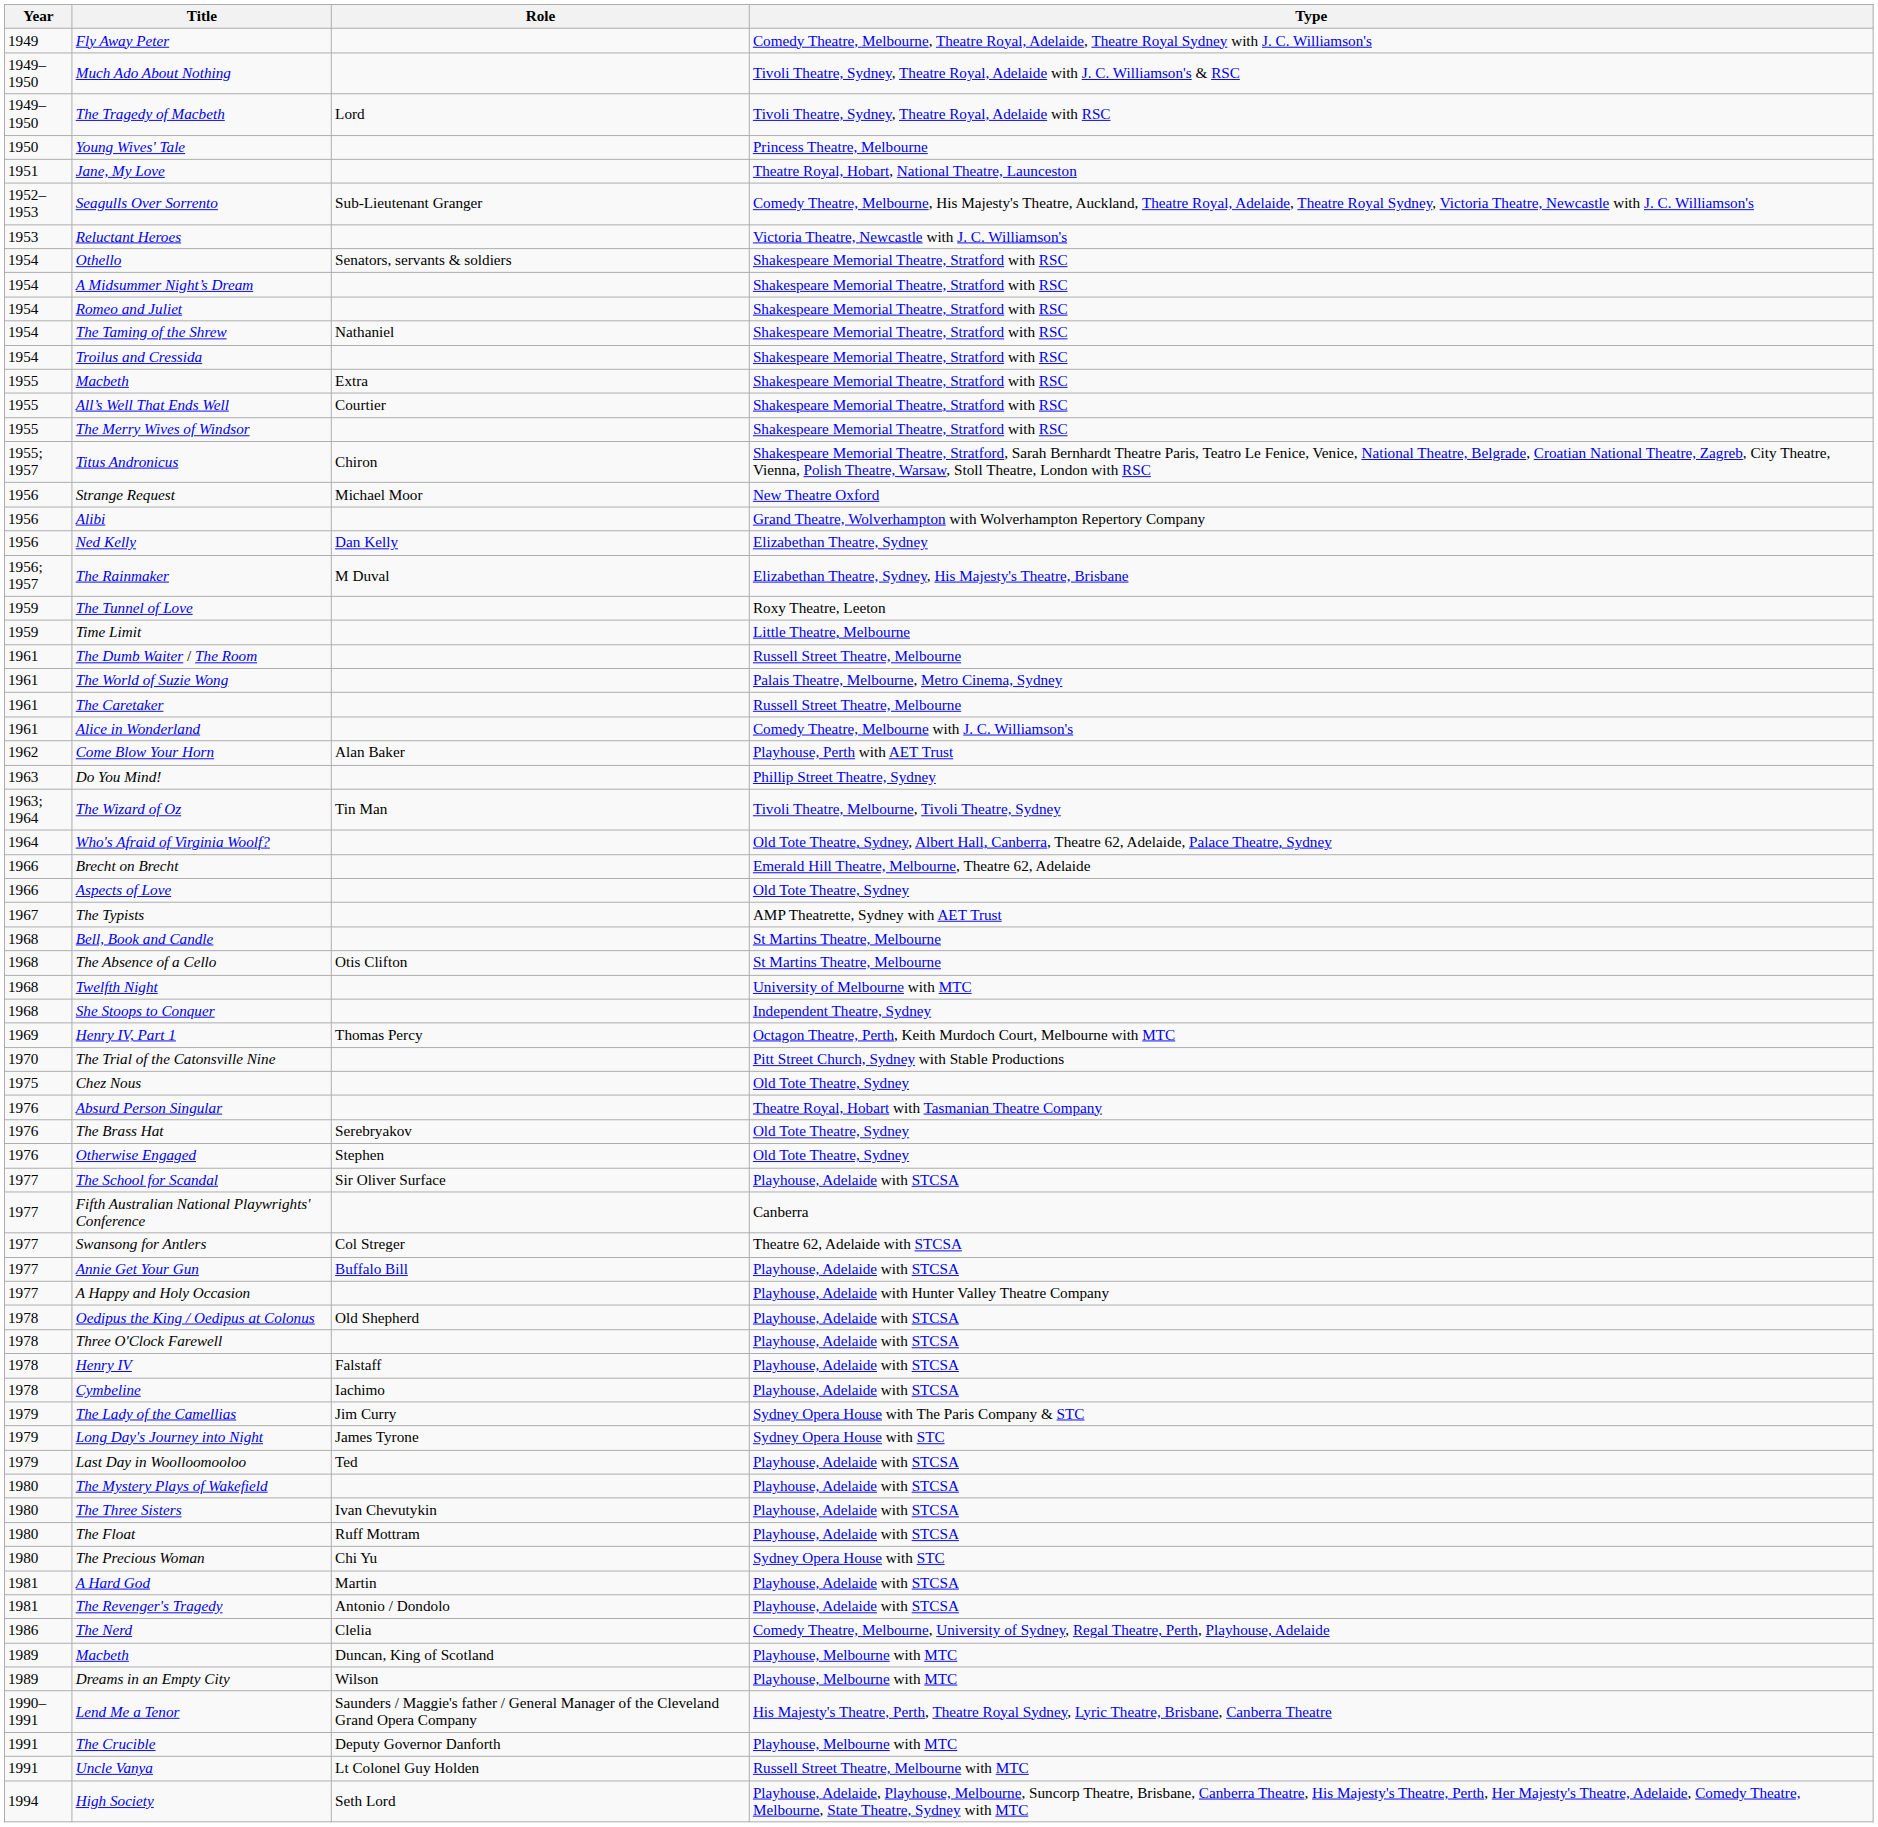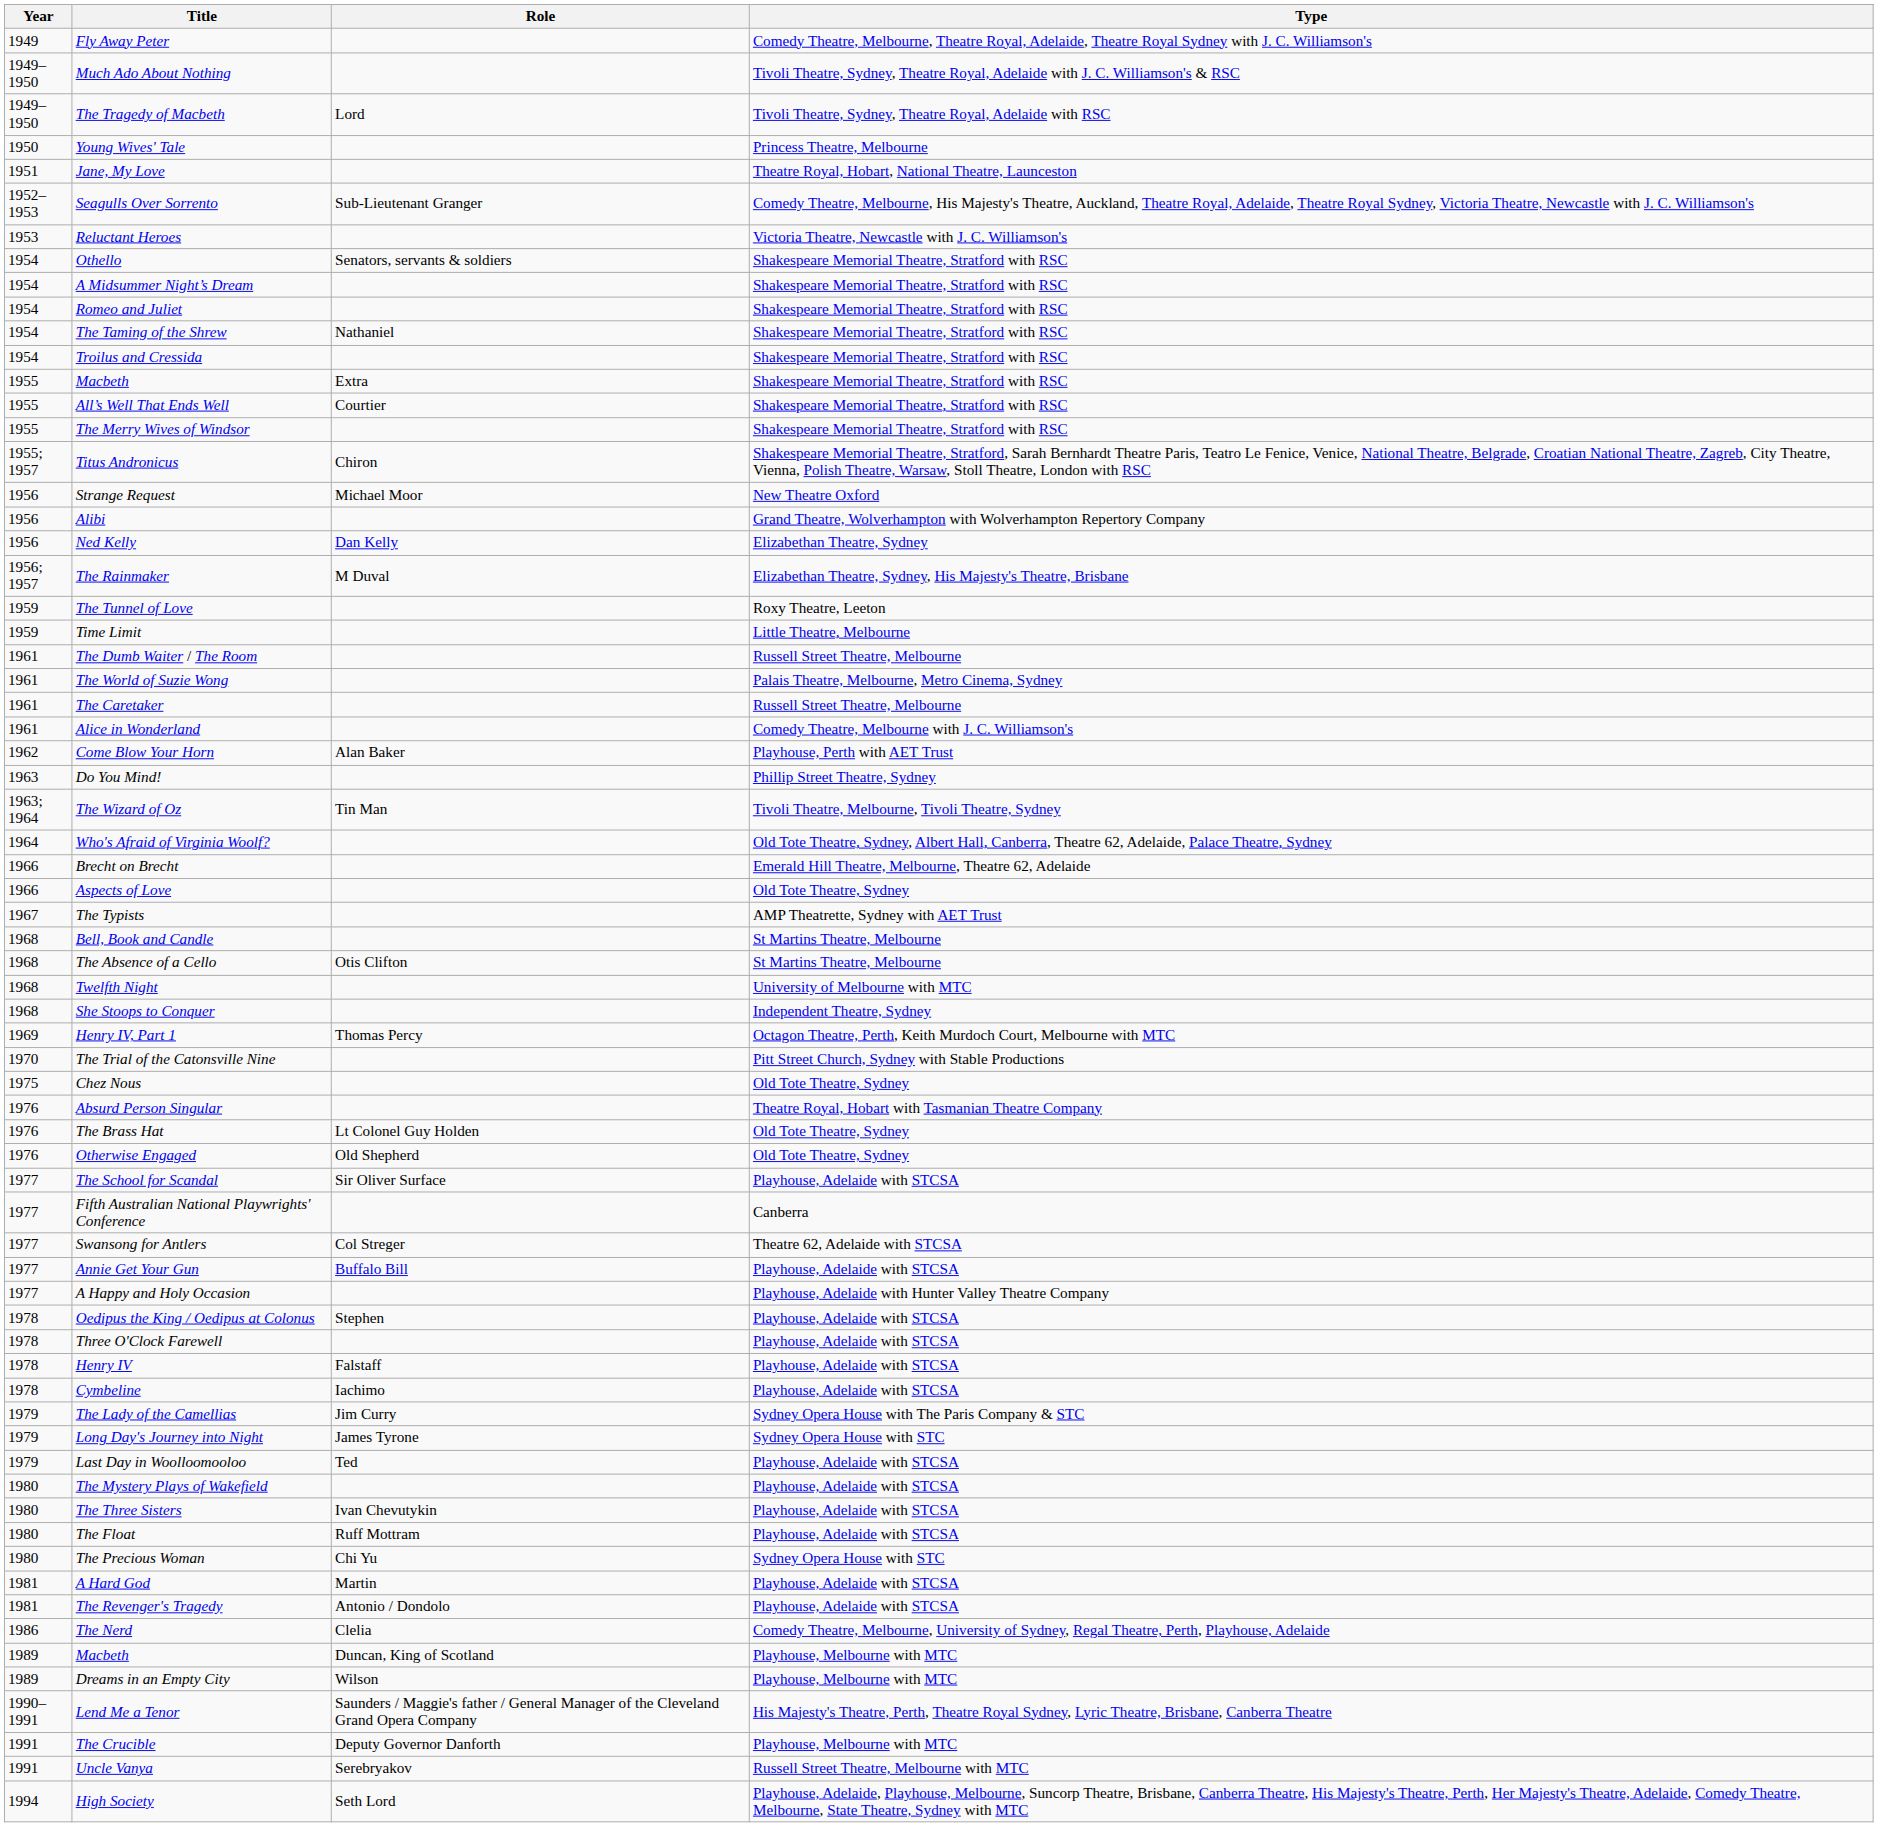(374, 1131) Serebryakov -> (407, 1131) Lt Colonel Guy Holden
(360, 1155) Stephen -> (377, 1155) Old Shepherd
(377, 1317) Old Shepherd -> (360, 1317) Stephen
(407, 1768) Lt Colonel Guy Holden -> (374, 1768) Serebryakov
